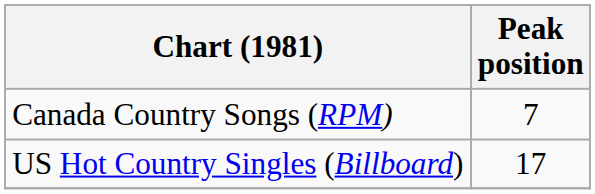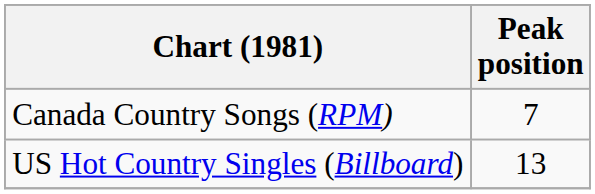(531, 163) 17 -> (531, 163) 13
